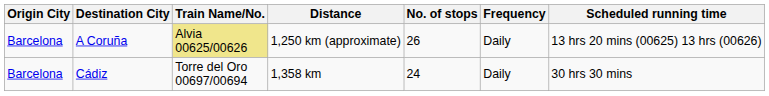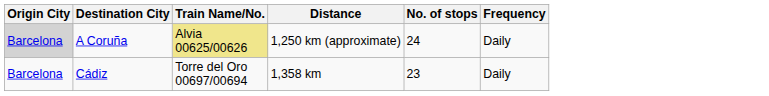- column: (656, 14)
(35, 40) no background -> (35, 40) lightgrey background
(413, 40) 26 -> (413, 40) 24
(413, 74) 24 -> (413, 74) 23
